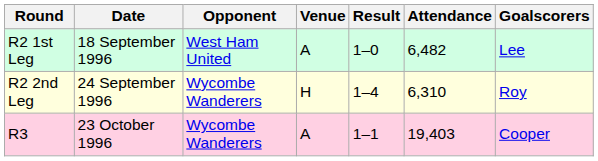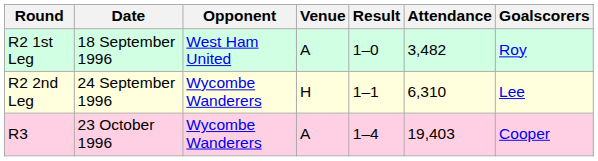(427, 50) 6,482 -> (427, 50) 3,482
(512, 50) Lee -> (513, 50) Roy
(366, 92) 1–4 -> (366, 92) 1–1
(513, 92) Roy -> (512, 92) Lee
(366, 134) 1–1 -> (366, 134) 1–4
